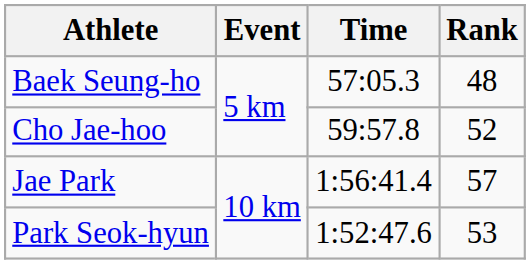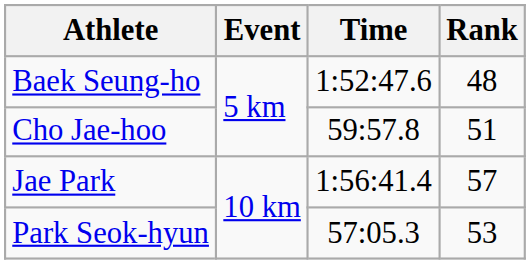(374, 80) 57:05.3 -> (374, 80) 1:52:47.6
(482, 131) 52 -> (482, 131) 51
(374, 232) 1:52:47.6 -> (374, 232) 57:05.3
